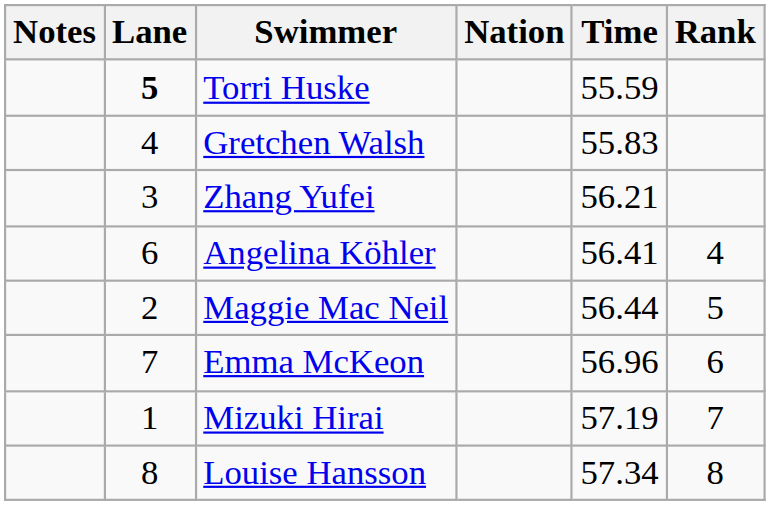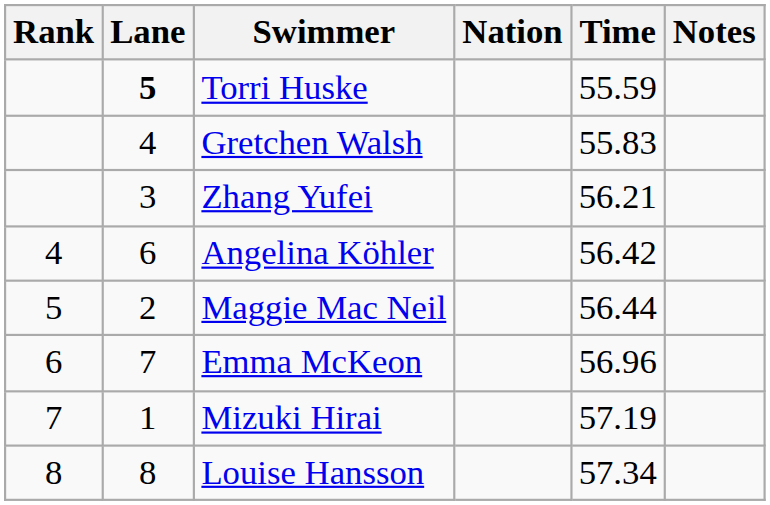columns swapped: (715, 32) <-> (55, 32)
(620, 252) 56.41 -> (618, 252) 56.42
